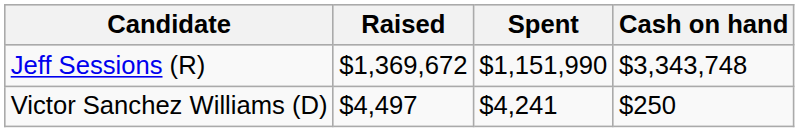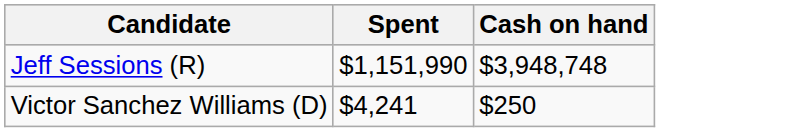- column: (403, 24)
(683, 65) $3,343,748 -> (543, 65) $3,948,748
